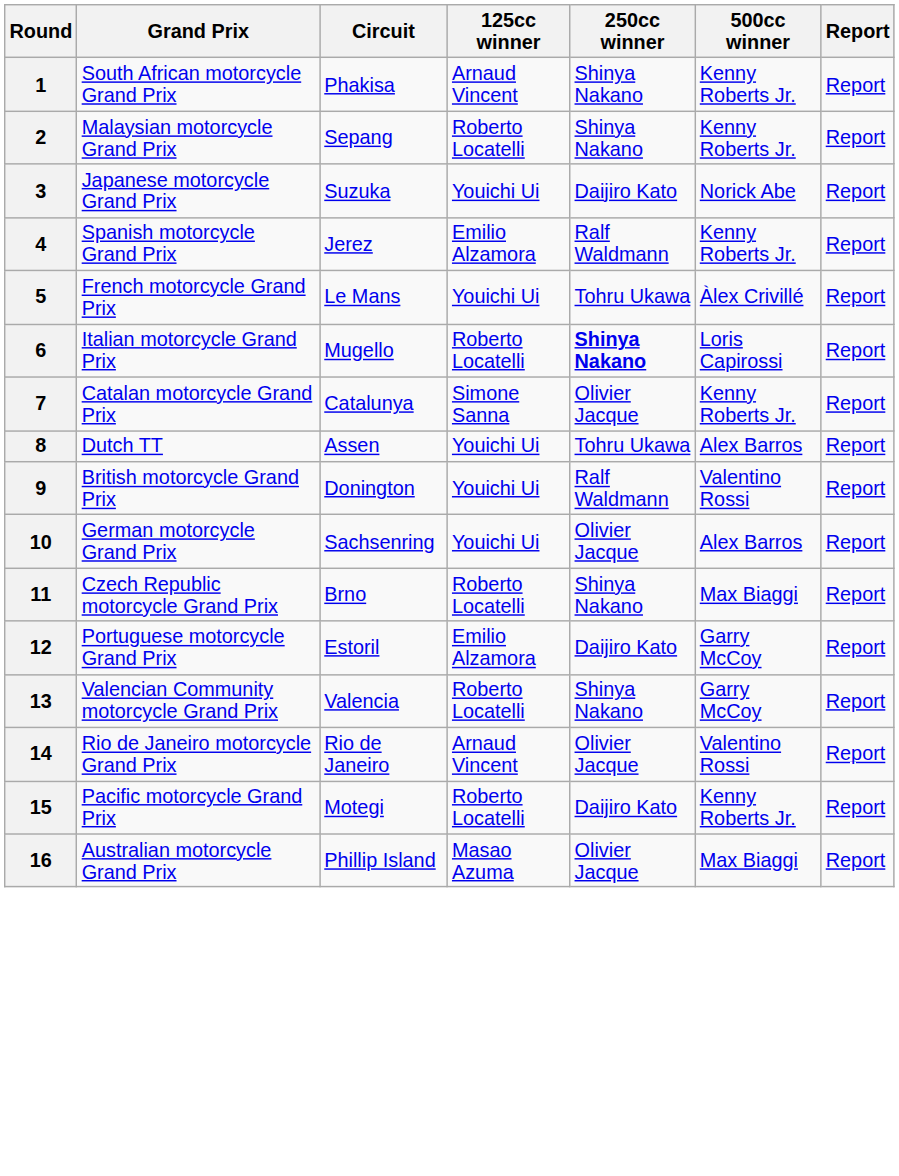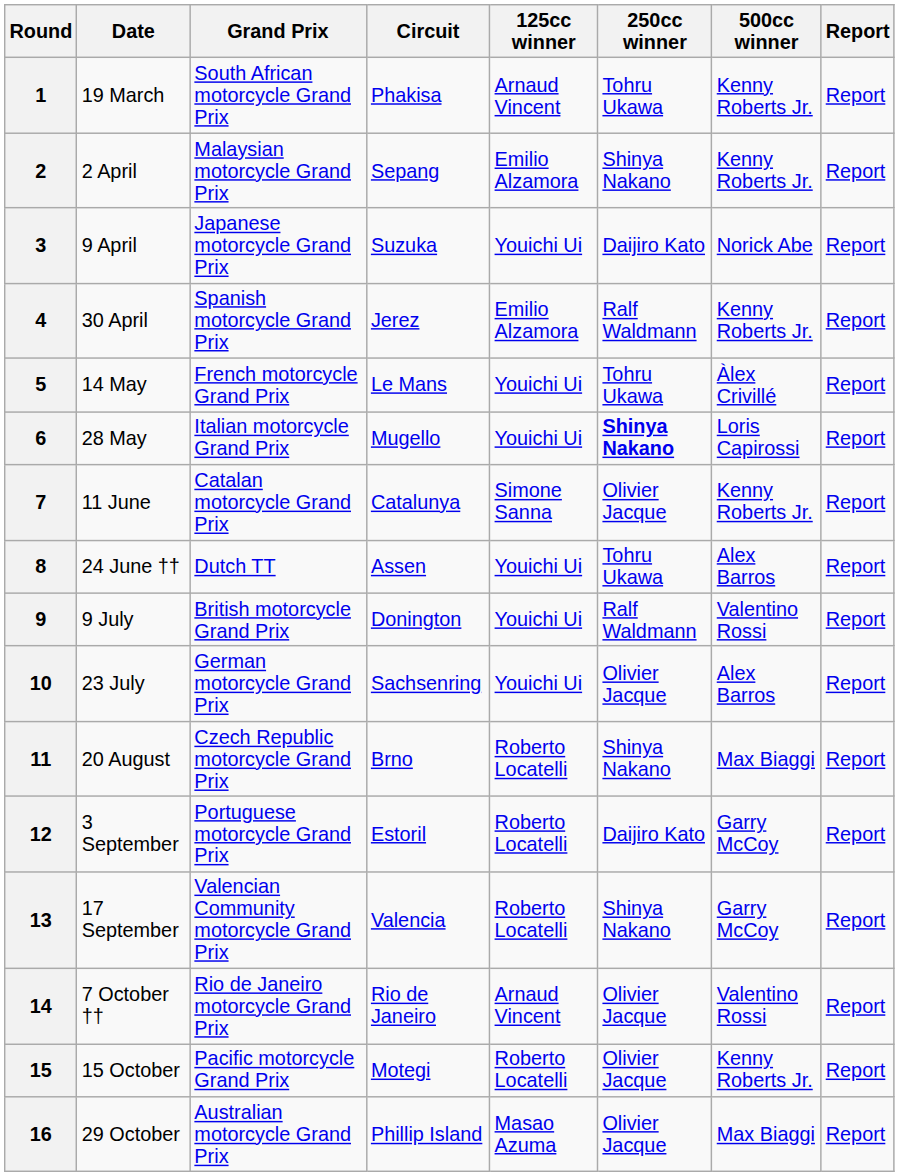+ column: (133, 31)
(609, 84) Shinya Nakano -> (633, 95) Tohru Ukawa
(488, 137) Roberto Locatelli -> (537, 170) Emilio Alzamora
(488, 350) Roberto Locatelli -> (538, 438) Youichi Ui
(494, 647) Emilio Alzamora -> (531, 834) Roberto Locatelli
(626, 807) Daijiro Kato -> (634, 1070) Olivier Jacque
